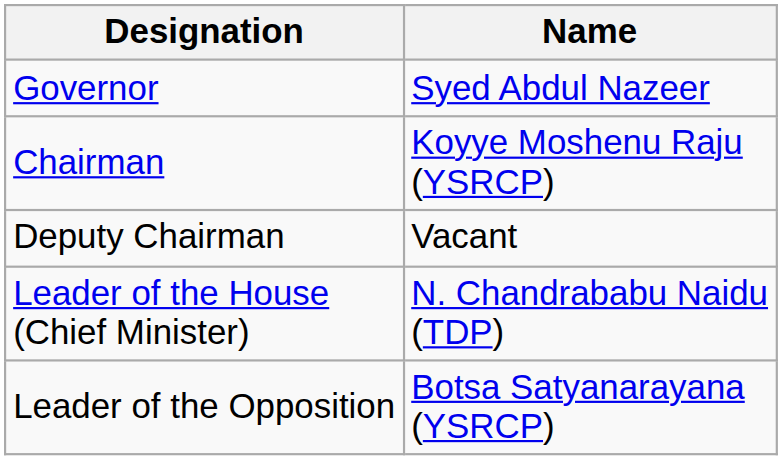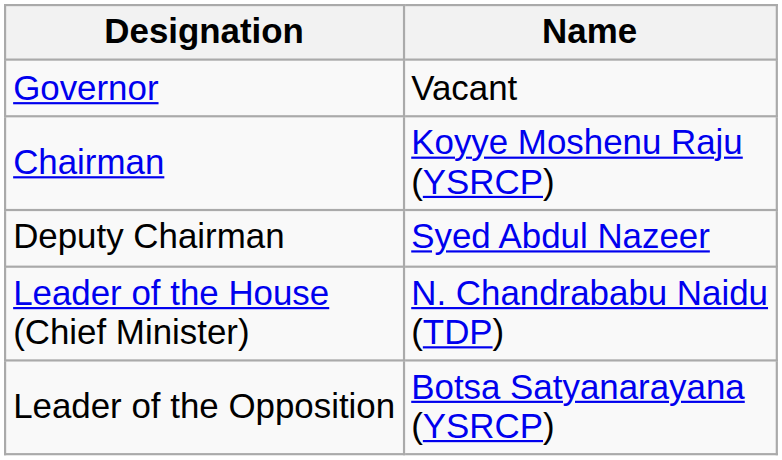(561, 87) Syed Abdul Nazeer -> (464, 87) Vacant
(464, 237) Vacant -> (561, 237) Syed Abdul Nazeer
